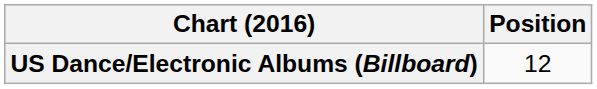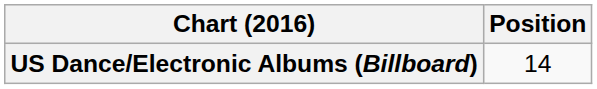(538, 63) 12 -> (538, 63) 14
